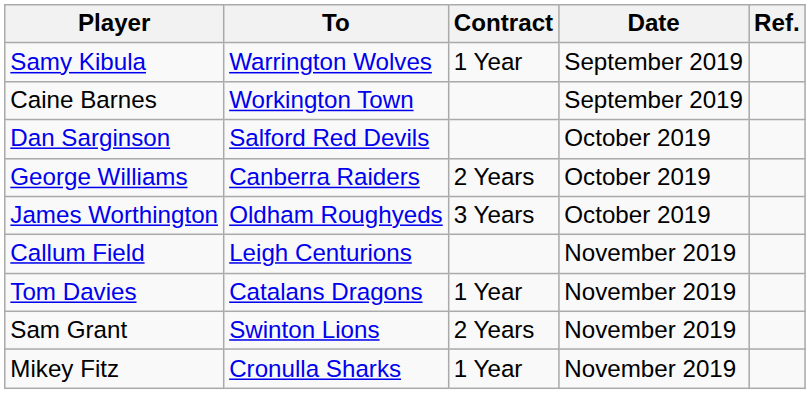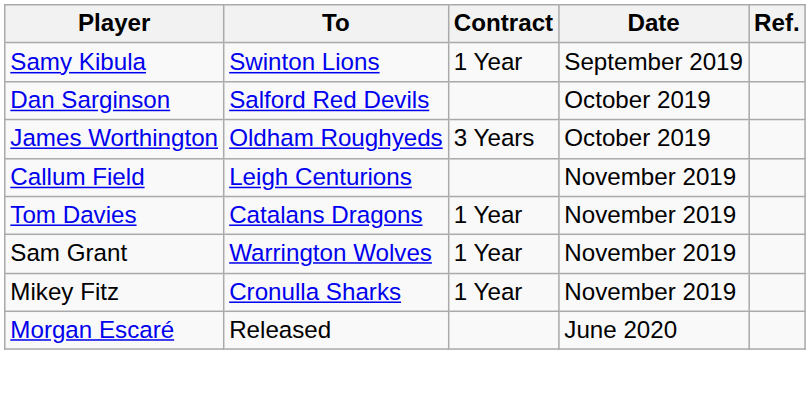(331, 61) Warrington Wolves -> (304, 61) Swinton Lions
- row: (84, 100)
- row: (99, 176)
(304, 330) Swinton Lions -> (331, 253) Warrington Wolves
(494, 330) 2 Years -> (488, 253) 1 Year
+ row: (92, 330)
